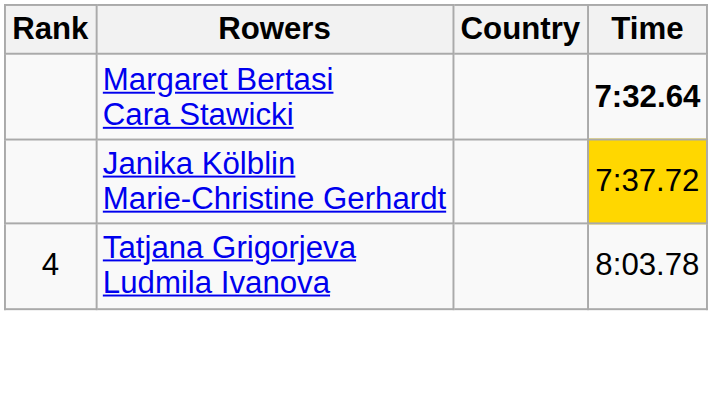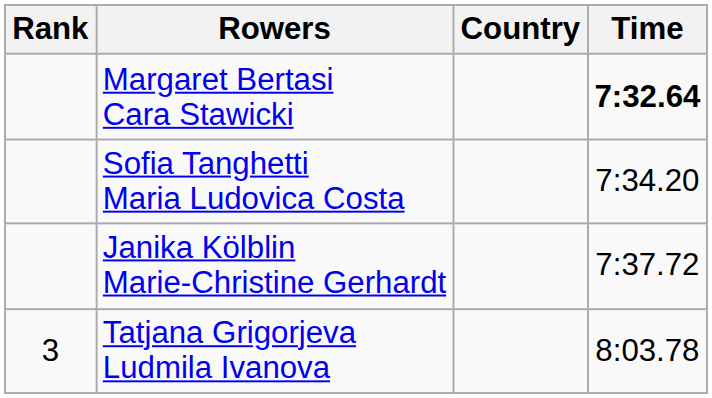+ row: (254, 180)
(647, 180) gold background -> (647, 265) no background
(50, 265) 4 -> (50, 350) 3
